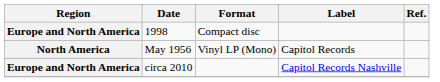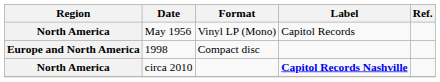rows swapped: (168, 49) <-> (156, 31)
(73, 67) Europe and North America -> (73, 67) North America
(341, 67) normal -> (344, 67) bold
